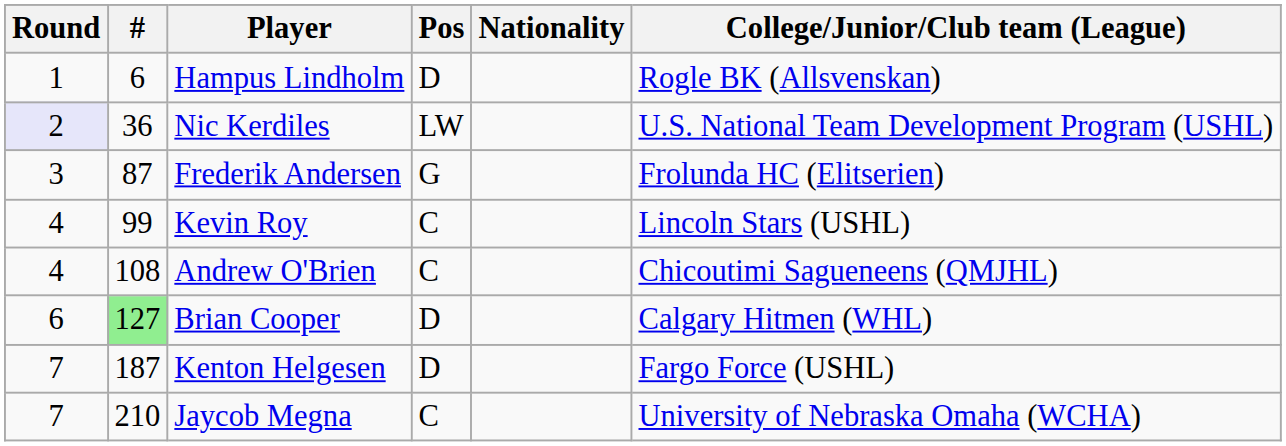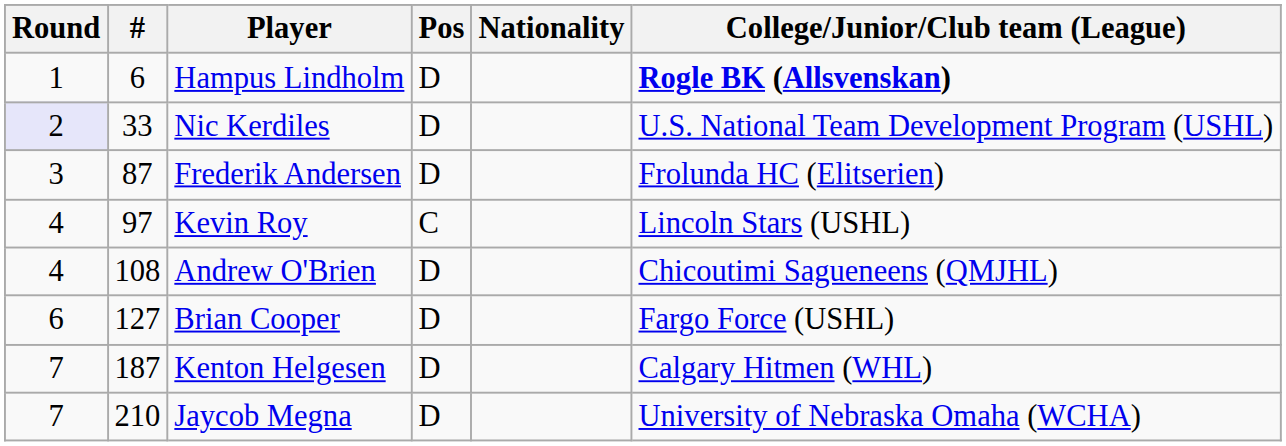(790, 77) normal -> (795, 77) bold
(137, 125) 36 -> (137, 125) 33
(441, 125) LW -> (430, 125) D
(430, 174) G -> (430, 174) D
(137, 222) 99 -> (137, 222) 97
(429, 271) C -> (430, 271) D
(137, 319) lightgreen background -> (137, 319) no background
(785, 319) Calgary Hitmen (WHL) -> (766, 319) Fargo Force (USHL)
(766, 367) Fargo Force (USHL) -> (785, 367) Calgary Hitmen (WHL)
(429, 416) C -> (430, 416) D
